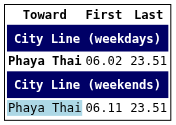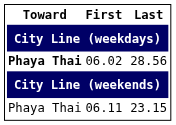(149, 61) 23.51 -> (149, 61) 28.56
(45, 108) lightblue background -> (45, 108) no background
(149, 108) 23.51 -> (149, 108) 23.15
